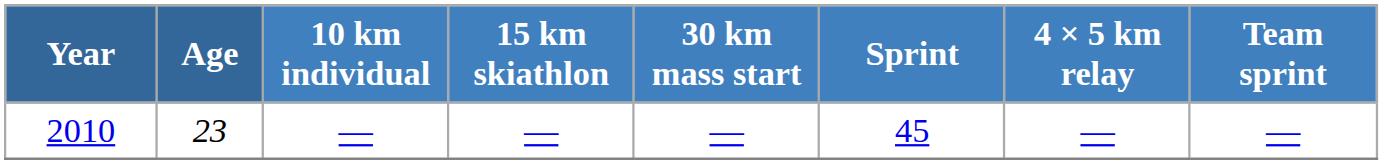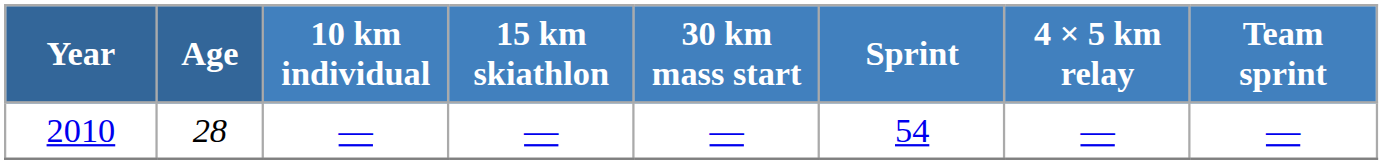(210, 130) 23 -> (210, 130) 28
(912, 130) 45 -> (912, 130) 54
